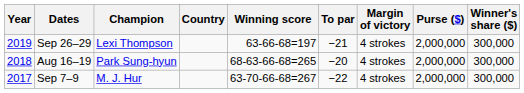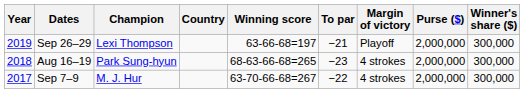(383, 43) 4 strokes -> (377, 43) Playoff
(338, 61) −20 -> (338, 61) −23
